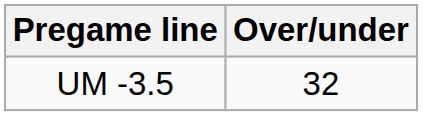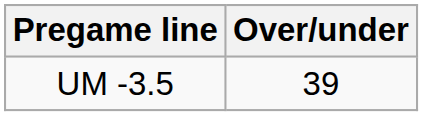(321, 82) 32 -> (321, 82) 39
